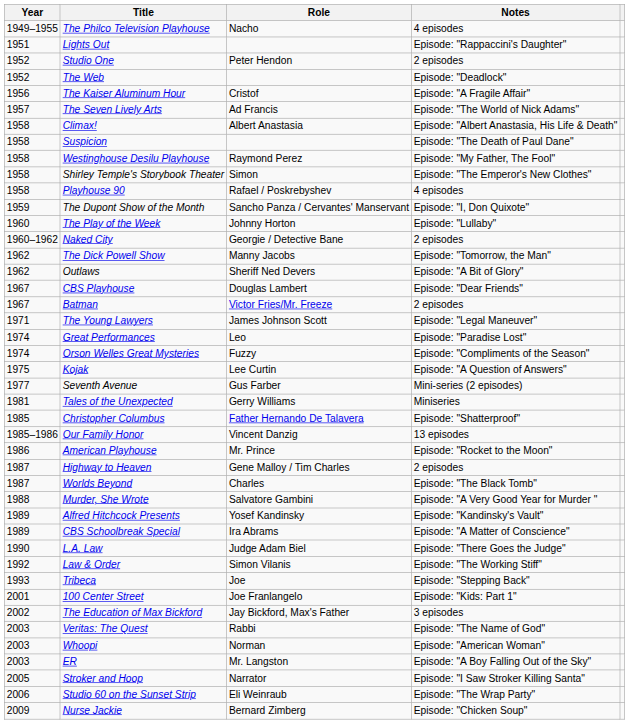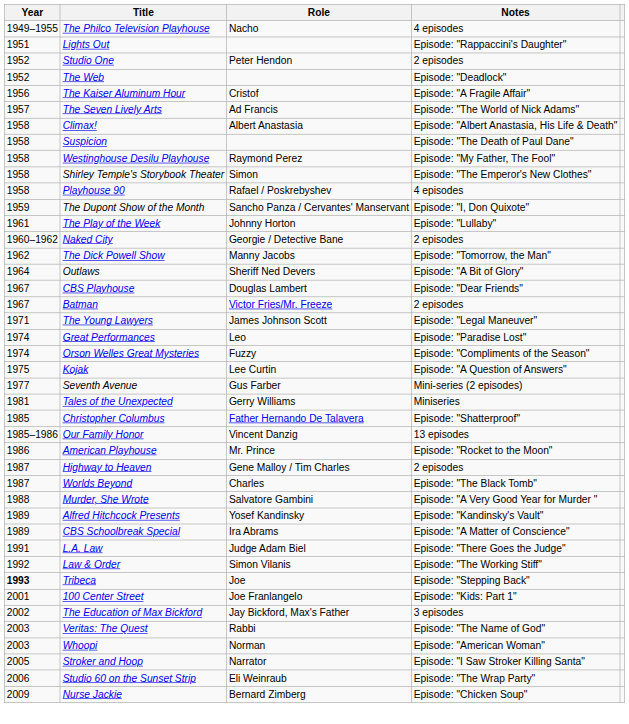(18, 223) 1960 -> (18, 223) 1961
(18, 272) 1962 -> (18, 272) 1964
(18, 548) 1990 -> (18, 548) 1991
(18, 581) normal -> (18, 581) bold
- row: (70, 662)
